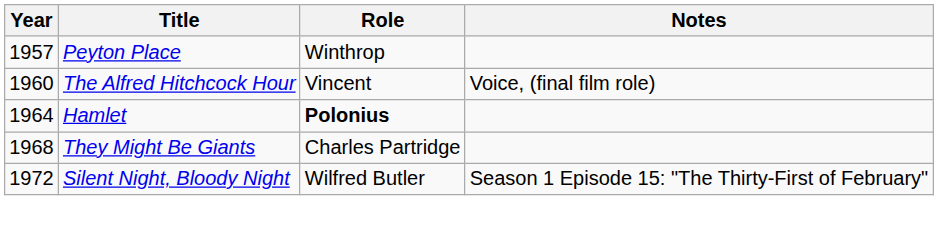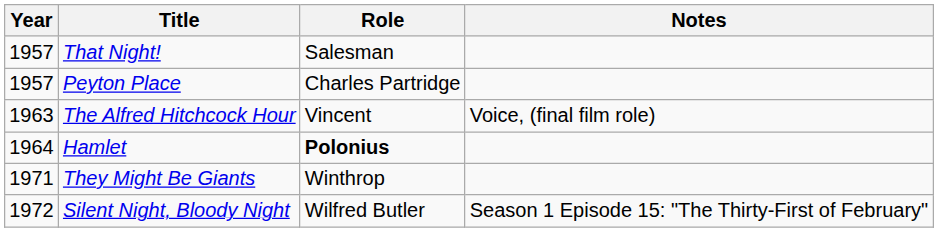+ row: (112, 52)
(345, 52) Winthrop -> (383, 83) Charles Partridge
(31, 83) 1960 -> (31, 115) 1963
(31, 147) 1968 -> (31, 178) 1971
(383, 147) Charles Partridge -> (345, 178) Winthrop
